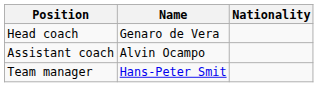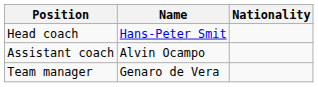(170, 33) Genaro de Vera -> (173, 33) Hans-Peter Smit
(173, 72) Hans-Peter Smit -> (170, 72) Genaro de Vera
